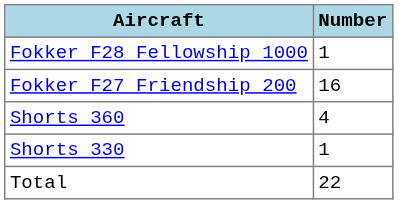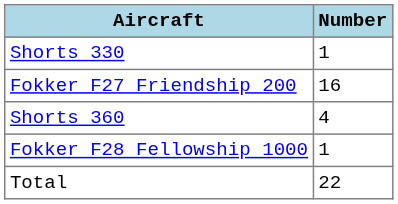rows swapped: (159, 53) <-> (67, 150)
